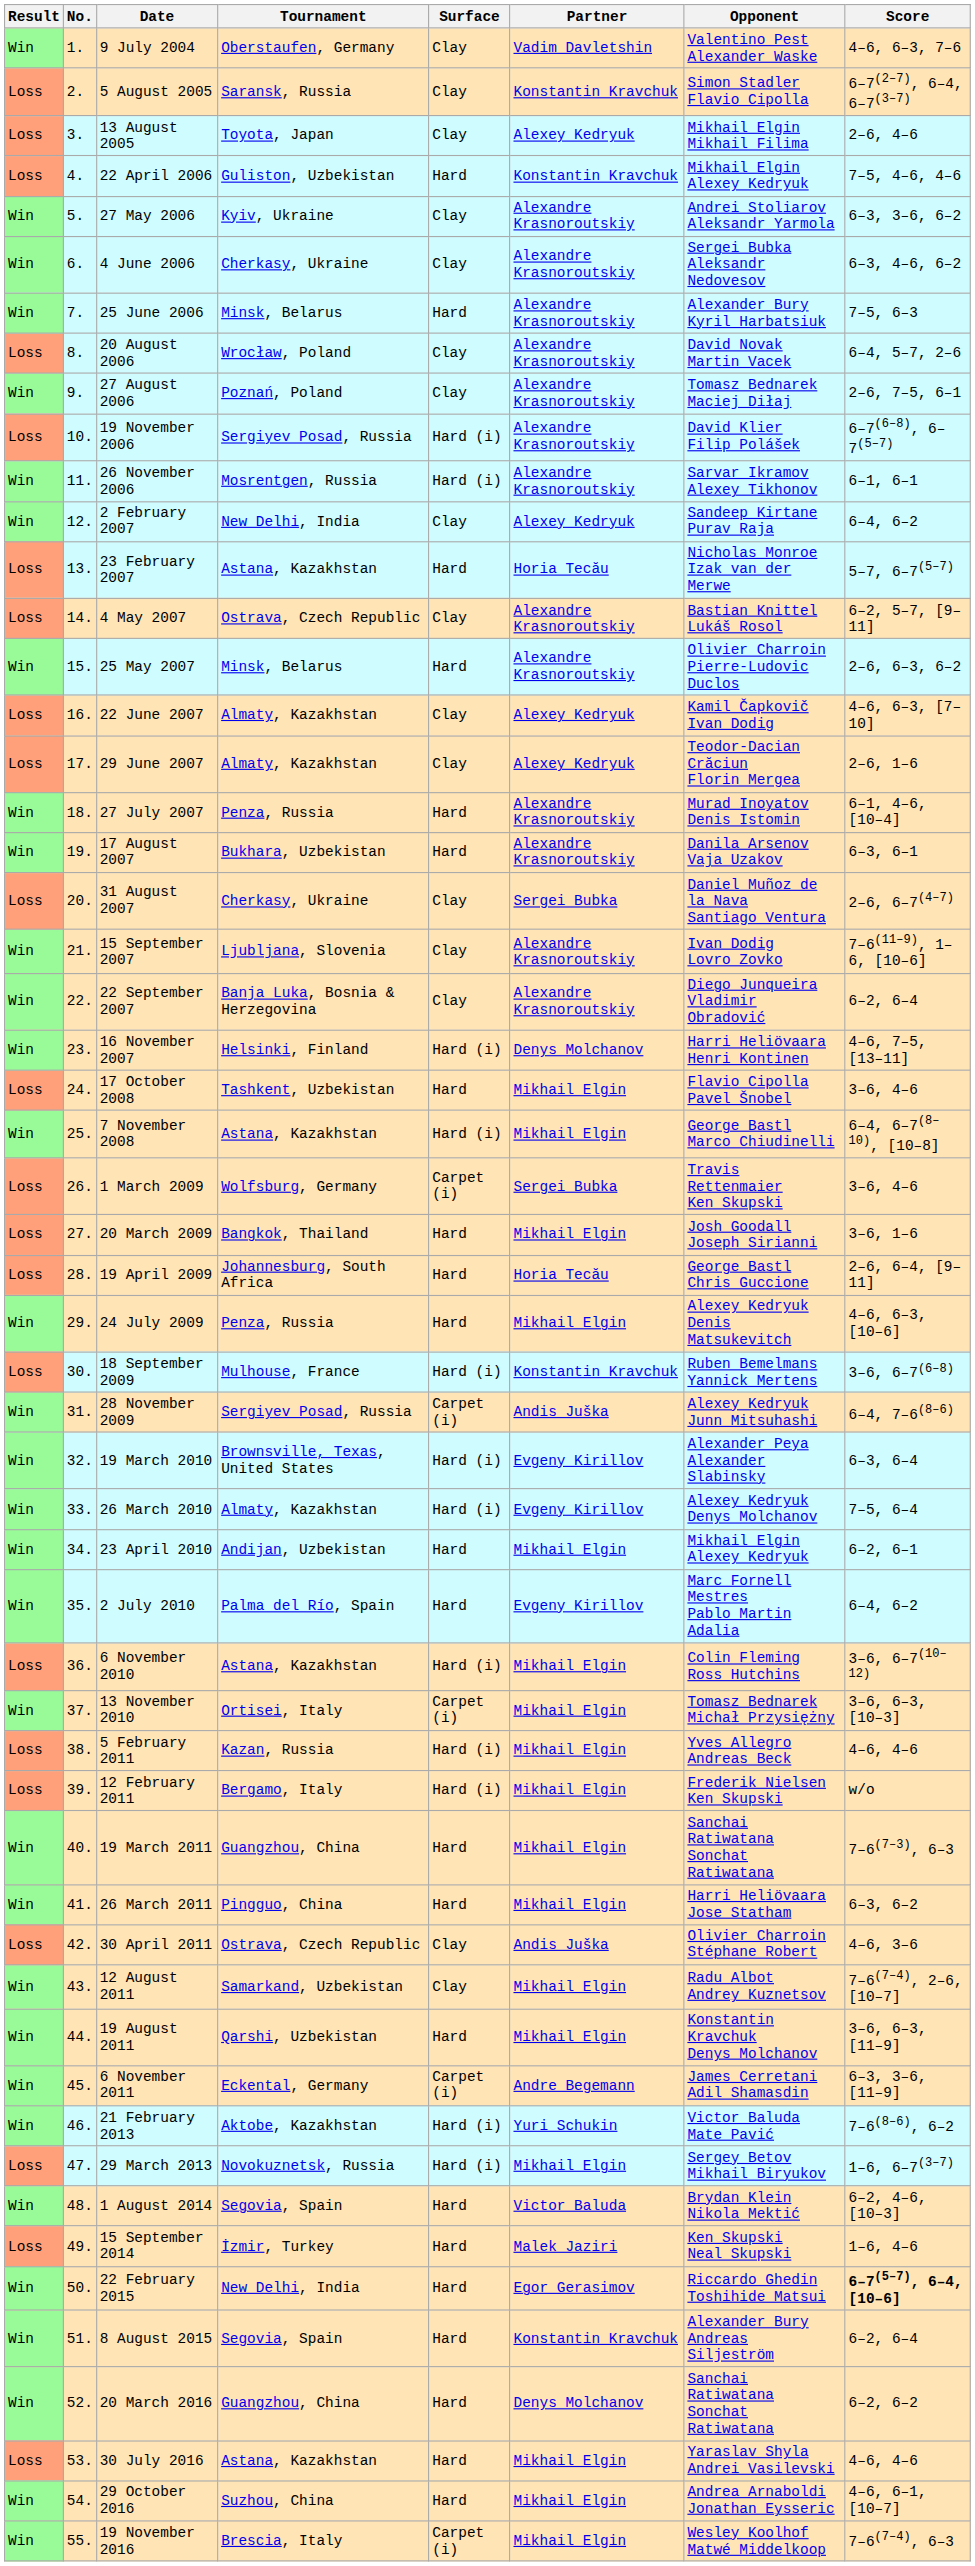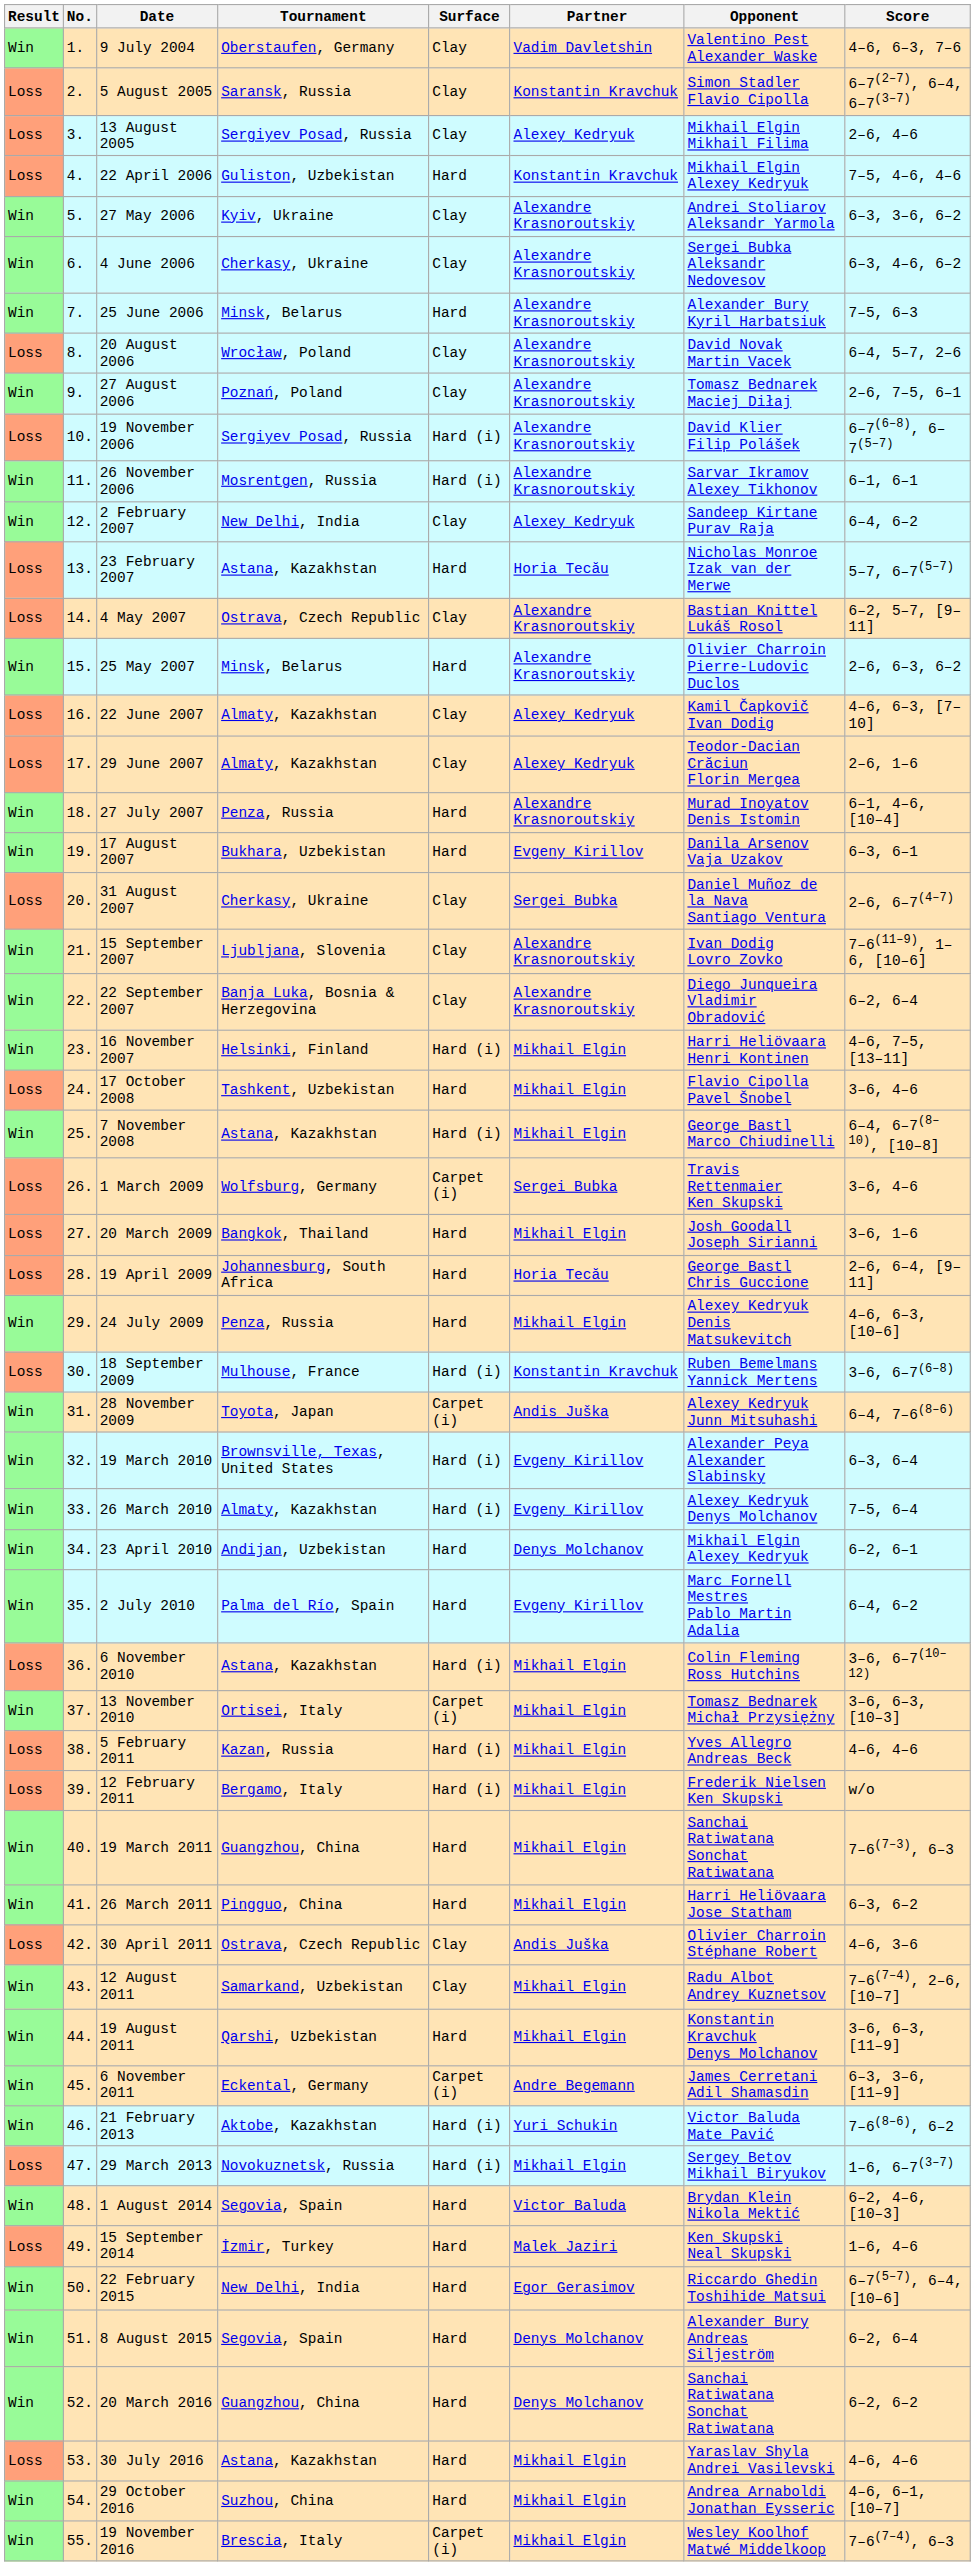(277, 136) Toyota, Japan -> (316, 136) Sergiyev Posad, Russia
(574, 853) Alexandre Krasnoroutskiy -> (578, 853) Evgeny Kirillov
(578, 1050) Denys Molchanov -> (570, 1050) Mikhail Elgin
(316, 1412) Sergiyev Posad, Russia -> (277, 1412) Toyota, Japan
(570, 1549) Mikhail Elgin -> (578, 1549) Denys Molchanov
(906, 2288) bold -> (906, 2288) normal
(596, 2339) Konstantin Kravchuk -> (578, 2339) Denys Molchanov
